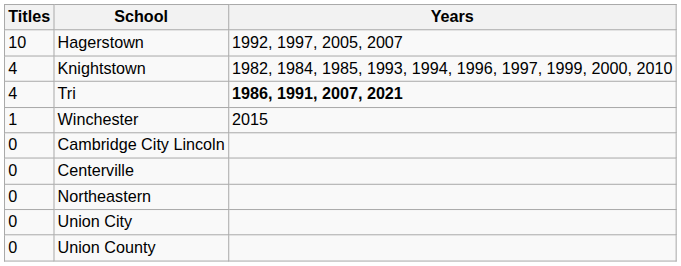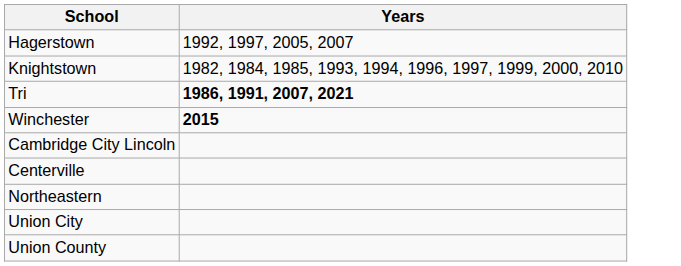- column: (29, 17)
(250, 119) normal -> (201, 119) bold
